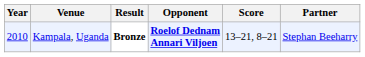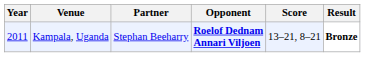columns swapped: (320, 13) <-> (130, 13)
(17, 37) 2010 -> (17, 37) 2011
